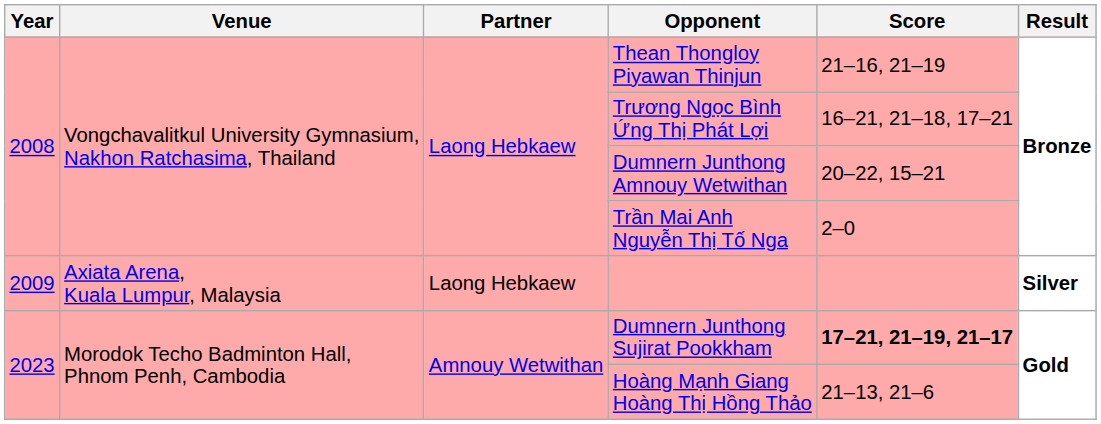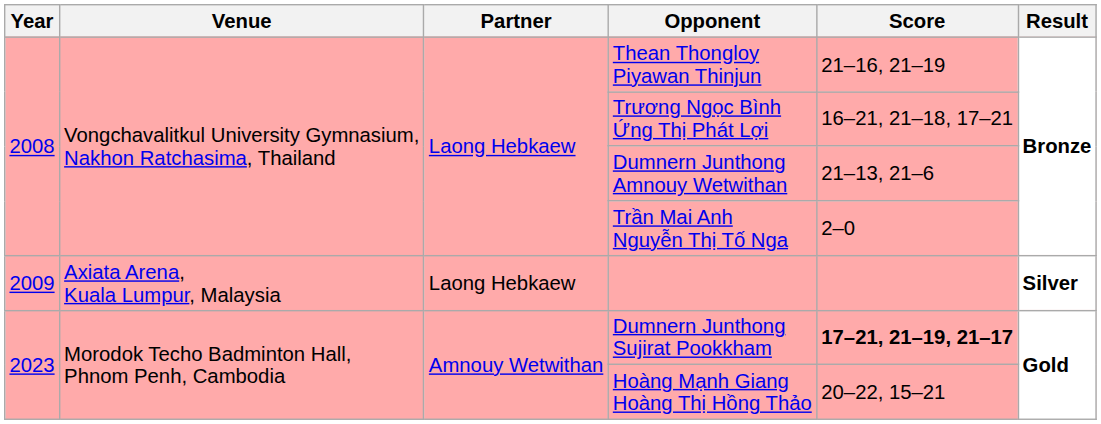(883, 174) 20–22, 15–21 -> (878, 174) 21–13, 21–6
(878, 392) 21–13, 21–6 -> (883, 392) 20–22, 15–21
